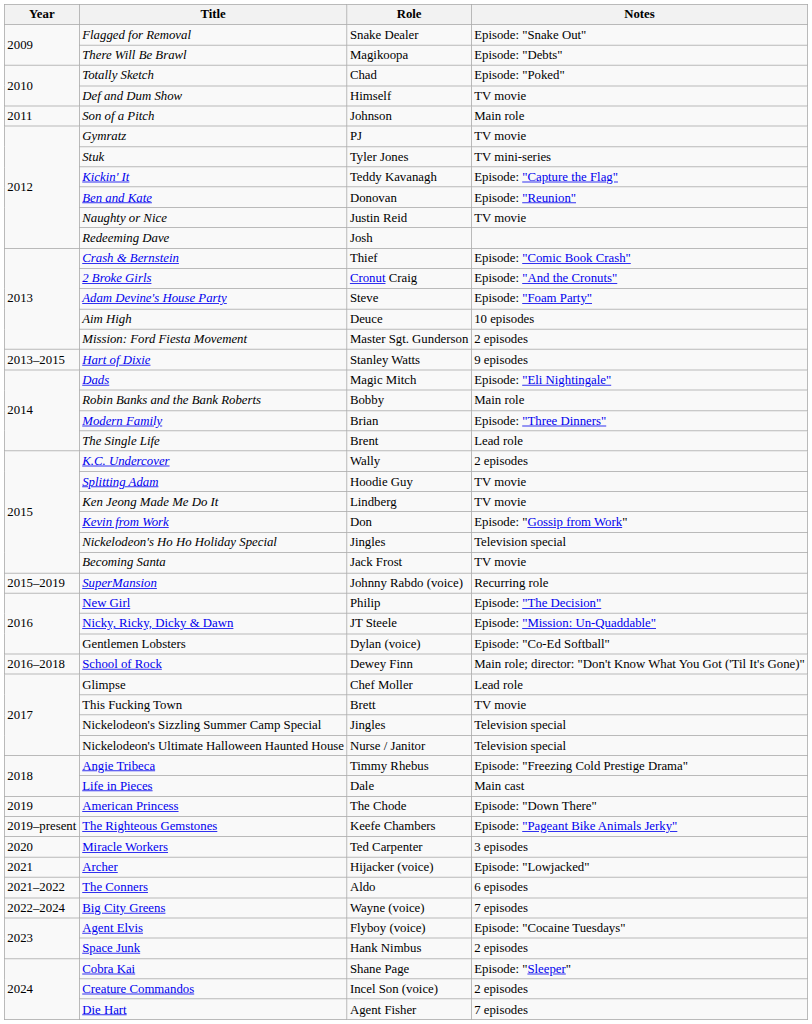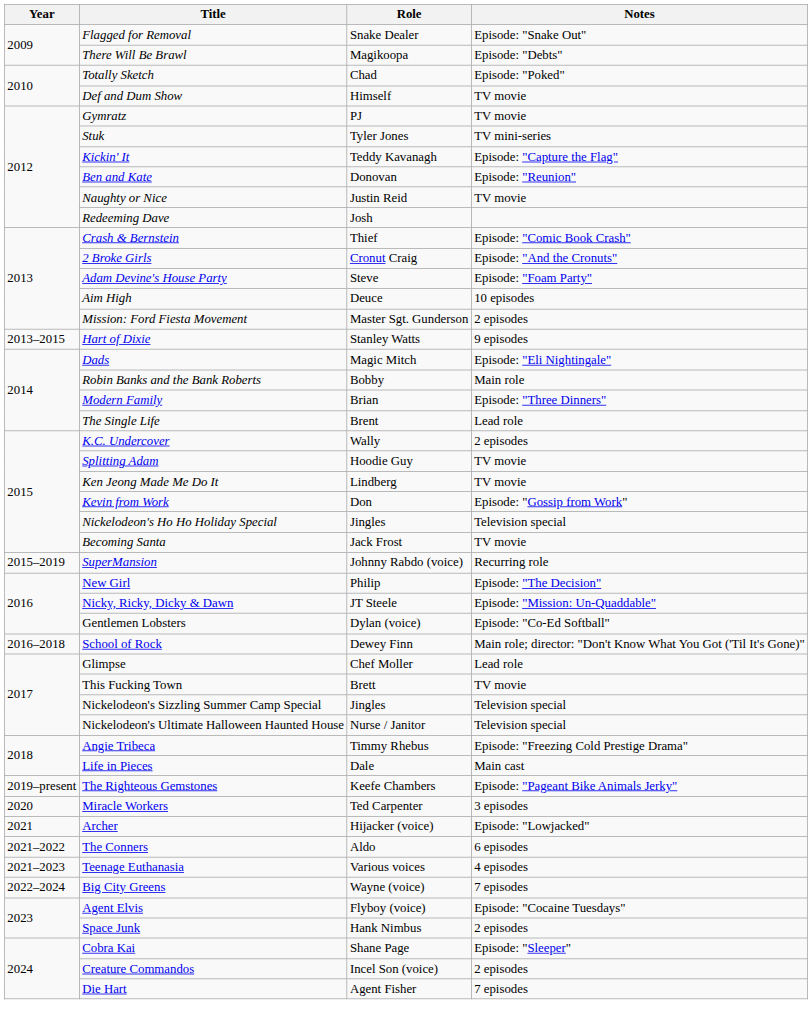- row: (118, 116)
- row: (130, 806)
+ row: (133, 867)
